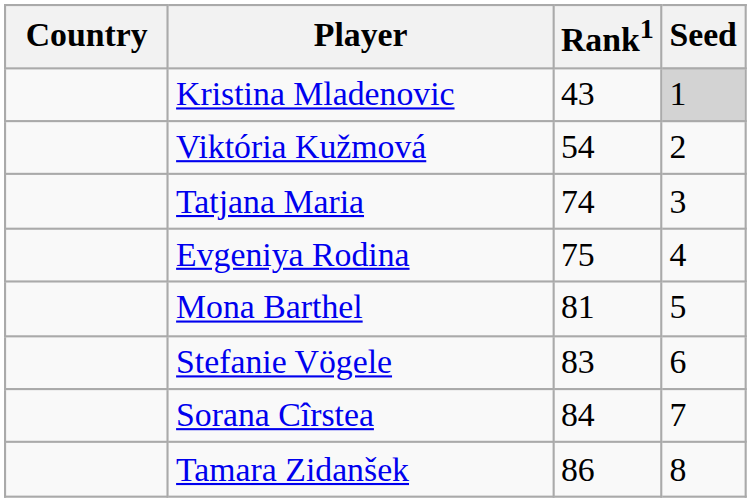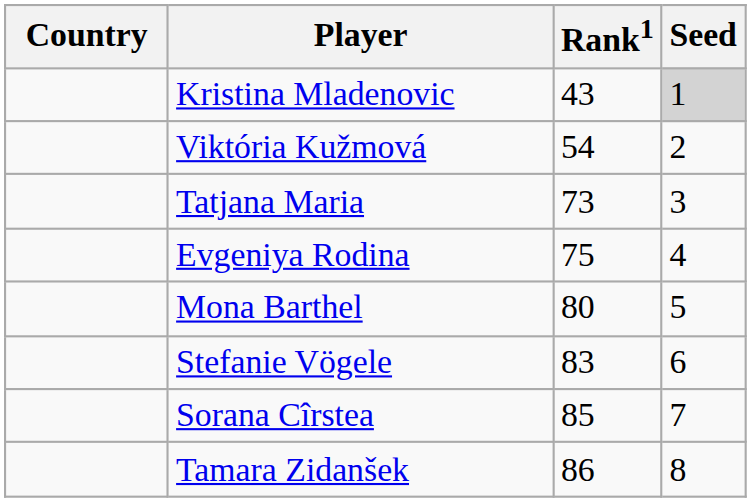(578, 201) 74 -> (578, 201) 73
(578, 308) 81 -> (578, 308) 80
(578, 415) 84 -> (578, 415) 85
